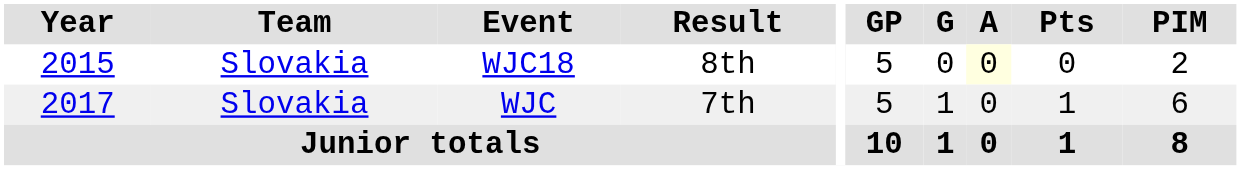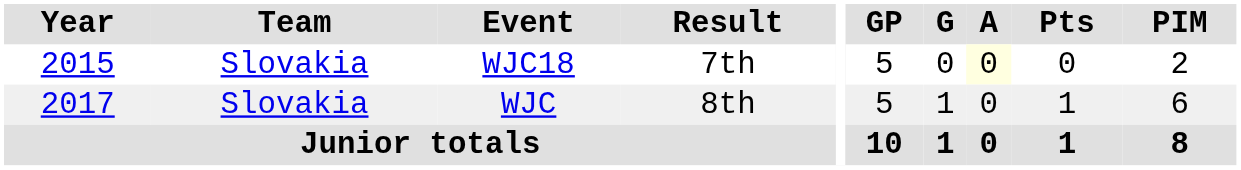(728, 64) 8th -> (728, 64) 7th
(728, 105) 7th -> (728, 105) 8th
